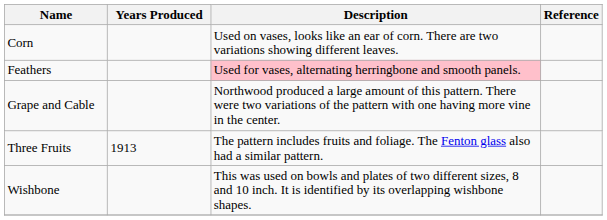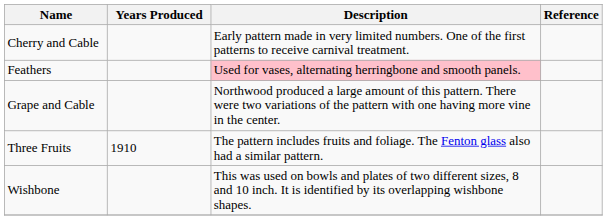+ row: (53, 42)
- row: (20, 42)
(124, 148) 1913 -> (124, 148) 1910
